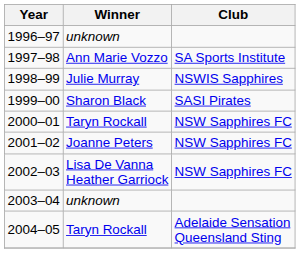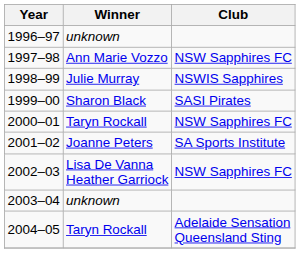(230, 57) SA Sports Institute -> (233, 57) NSW Sapphires FC
(233, 143) NSW Sapphires FC -> (230, 143) SA Sports Institute
